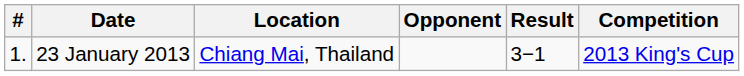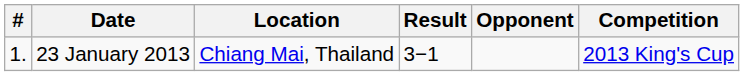columns swapped: (452, 20) <-> (542, 20)
